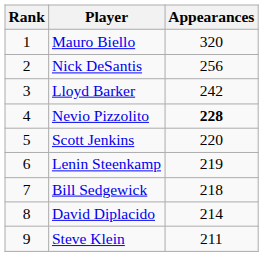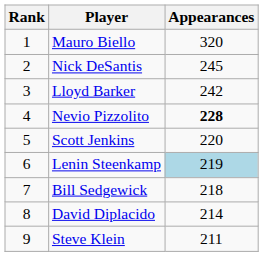(211, 66) 256 -> (211, 66) 245
(211, 165) no background -> (211, 165) lightblue background
